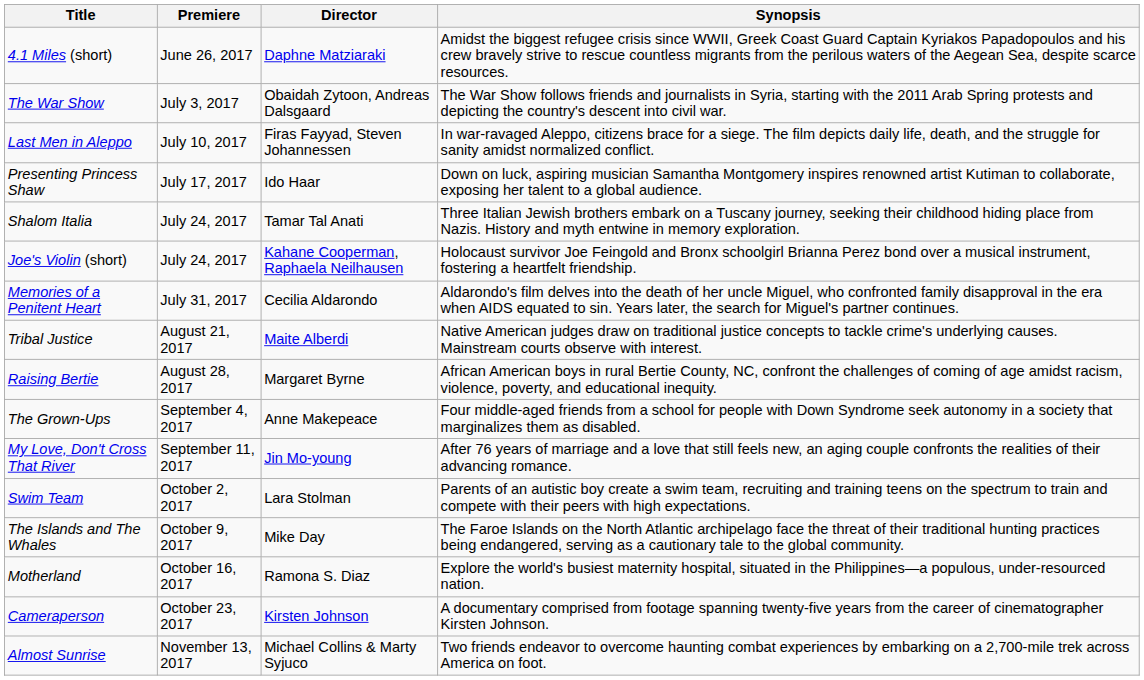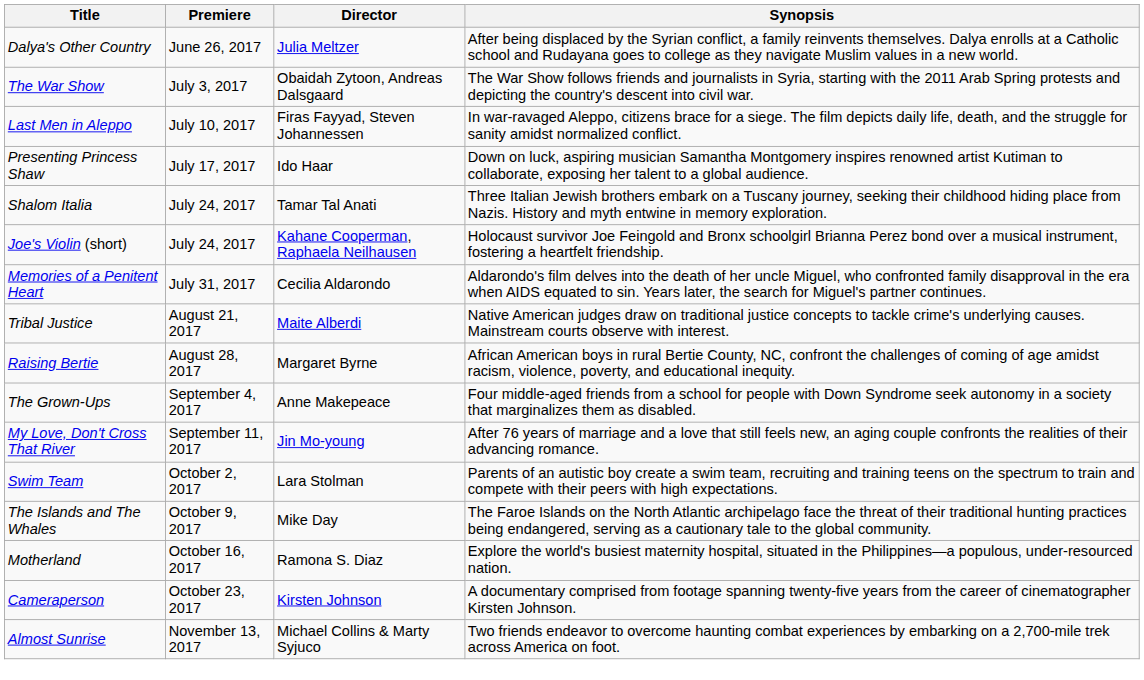+ row: (79, 47)
- row: (60, 55)
